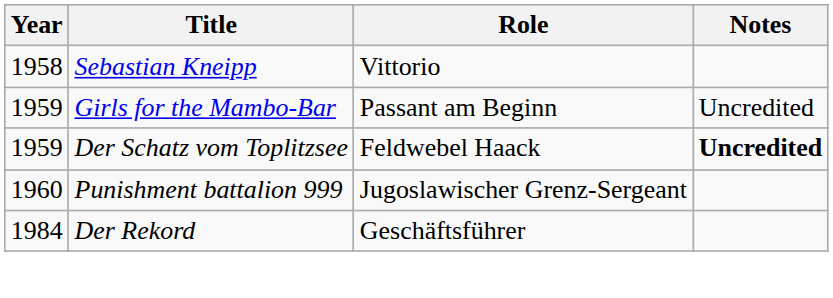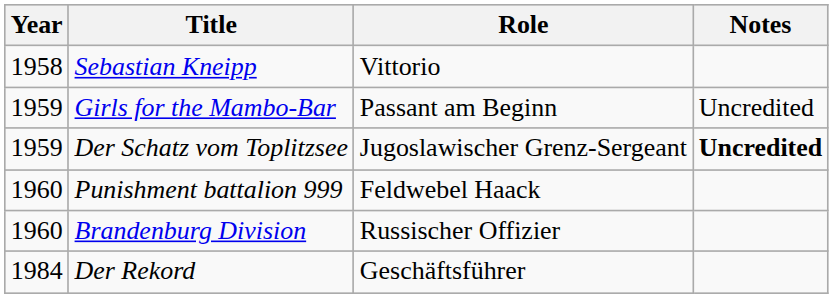(450, 148) Feldwebel Haack -> (523, 148) Jugoslawischer Grenz-Sergeant
(523, 189) Jugoslawischer Grenz-Sergeant -> (450, 189) Feldwebel Haack
+ row: (190, 230)
